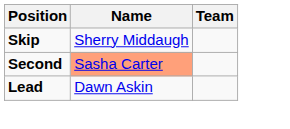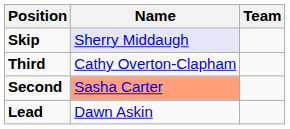(131, 40) no background -> (131, 40) lavender background
+ row: (27, 64)
